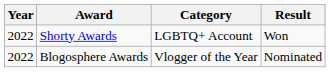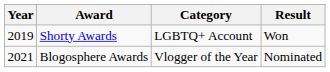(21, 35) 2022 -> (21, 35) 2019
(21, 56) 2022 -> (21, 56) 2021
